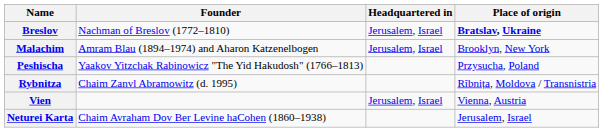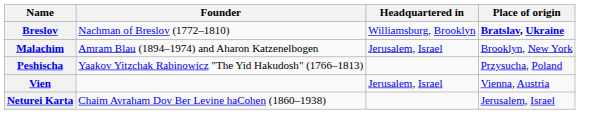(405, 30) Jerusalem, Israel -> (422, 30) Williamsburg, Brooklyn
- row: (40, 83)
